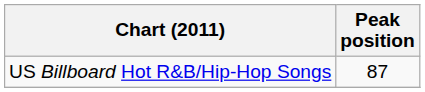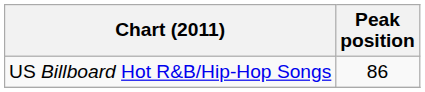(377, 71) 87 -> (377, 71) 86
